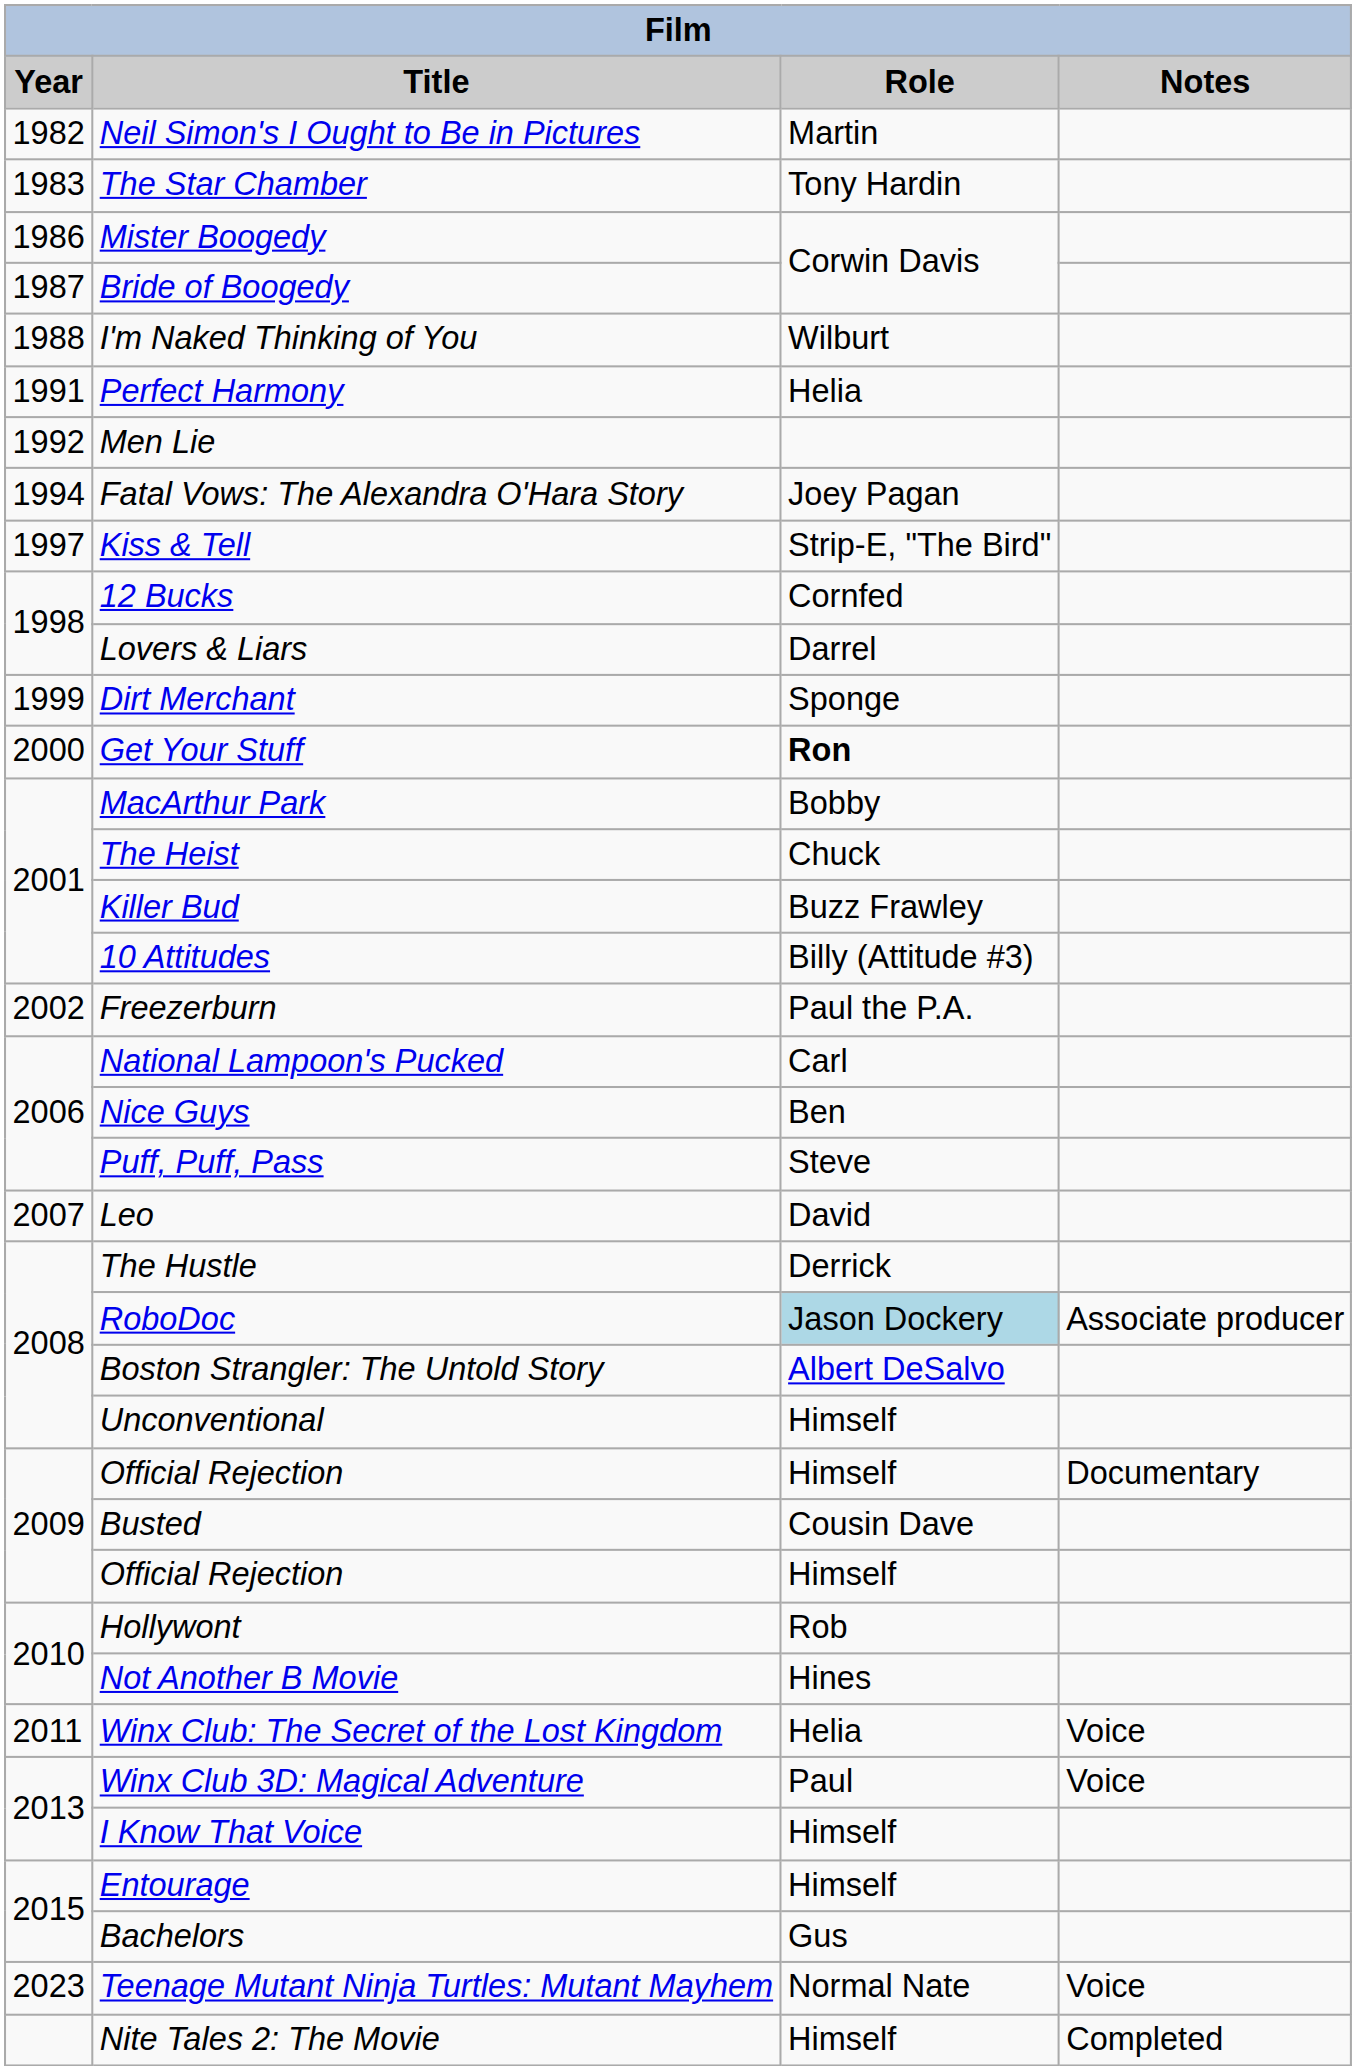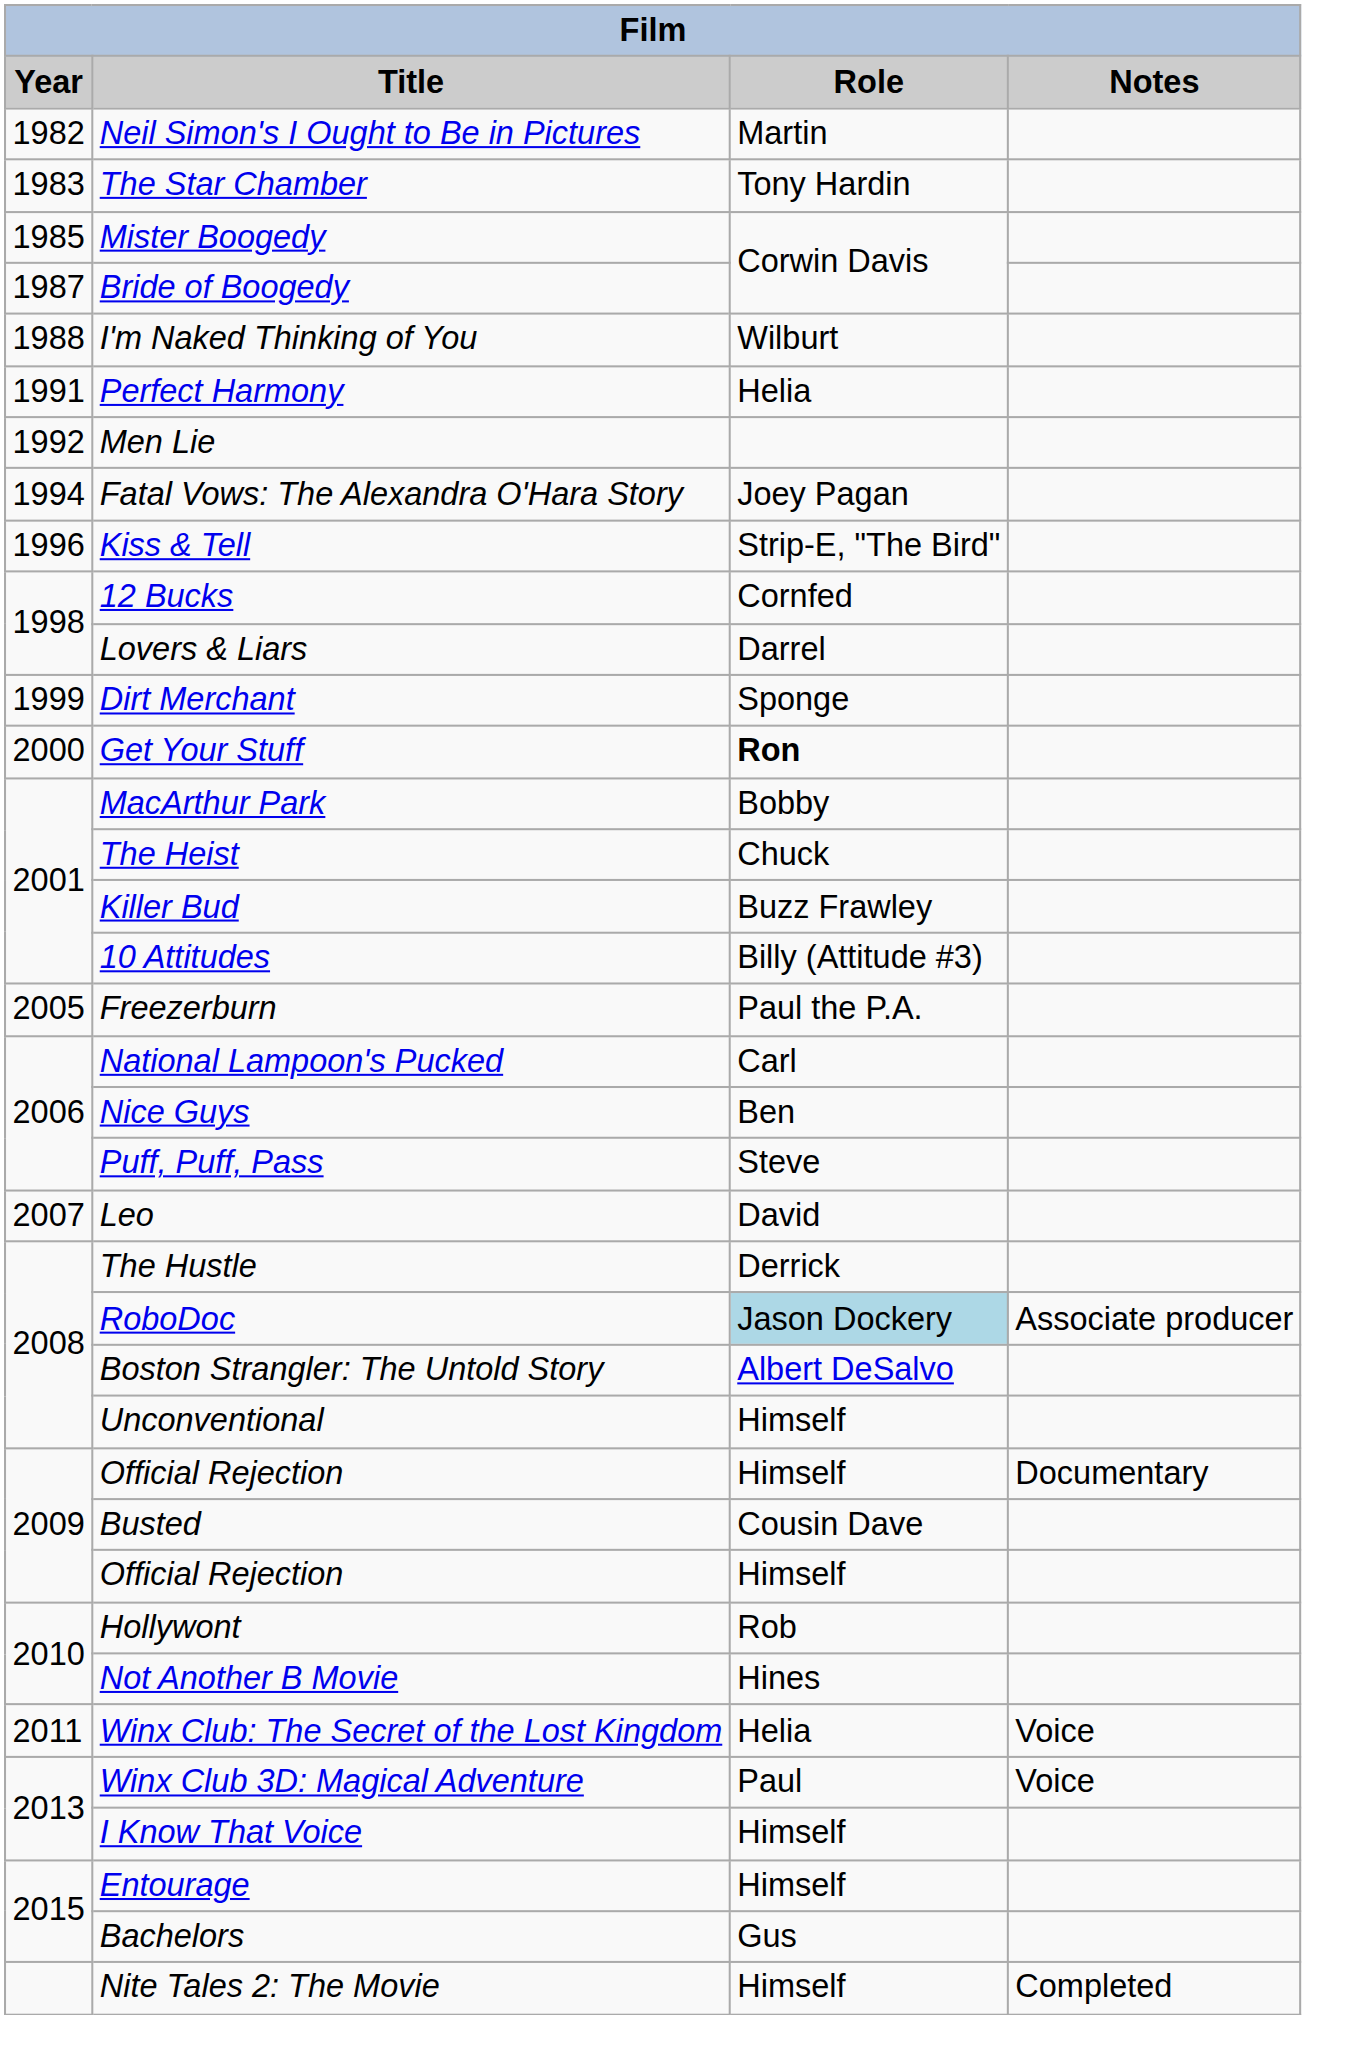(49, 236) 1986 -> (49, 236) 1985
(49, 545) 1997 -> (49, 545) 1996
(49, 1008) 2002 -> (49, 1008) 2005
- row: (436, 1987)
